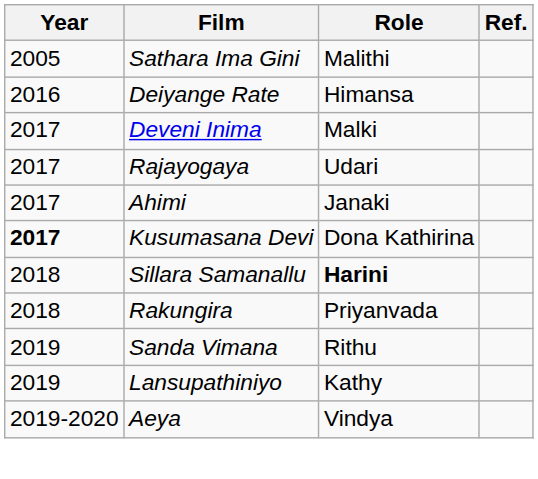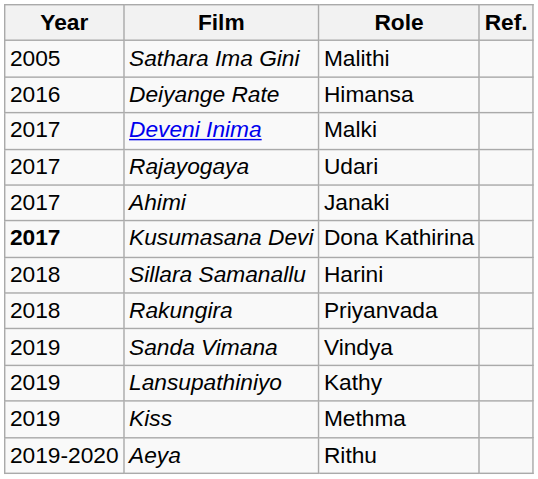(356, 274) bold -> (354, 274) normal
(350, 346) Rithu -> (358, 346) Vindya
+ row: (151, 418)
(358, 418) Vindya -> (350, 454) Rithu
